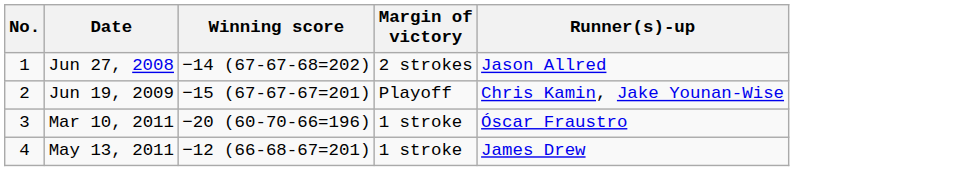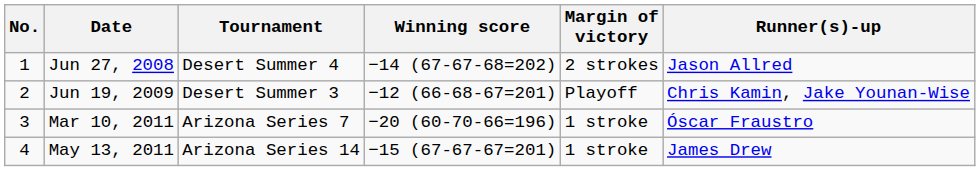+ column: (271, 29)
(276, 95) −15 (67-67-67=201) -> (462, 95) −12 (66-68-67=201)
(276, 151) −12 (66-68-67=201) -> (462, 151) −15 (67-67-67=201)
